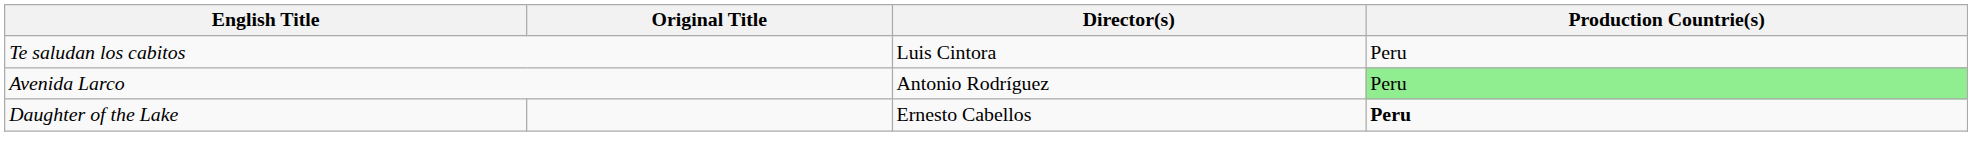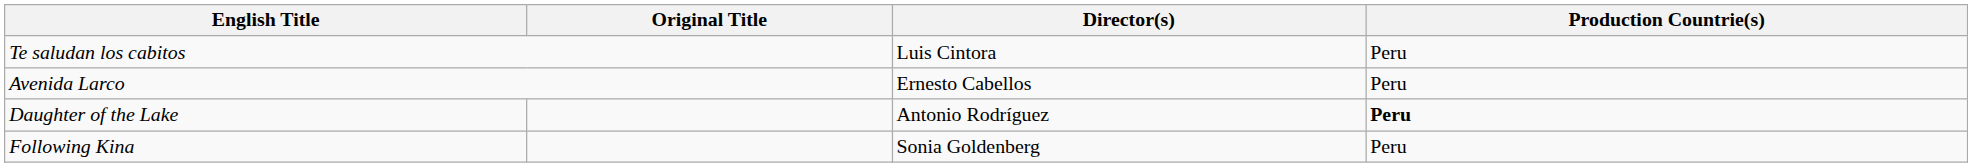(973, 83) Antonio Rodríguez -> (964, 83) Ernesto Cabellos
(1388, 83) lightgreen background -> (1388, 83) no background
(964, 114) Ernesto Cabellos -> (973, 114) Antonio Rodríguez
+ row: (72, 146)
